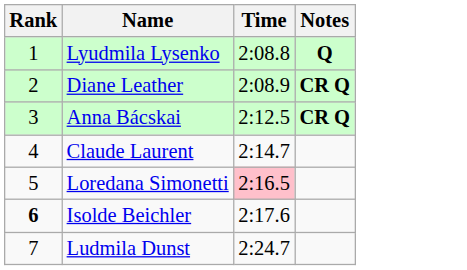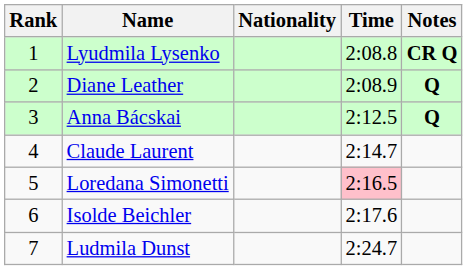+ column: (287, 20)
(325, 53) Q -> (432, 53) CR Q
(325, 85) CR Q -> (432, 85) Q
(325, 118) CR Q -> (432, 118) Q
(33, 215) bold -> (33, 215) normal
